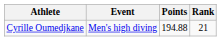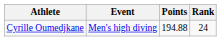(203, 28) 21 -> (203, 28) 24
